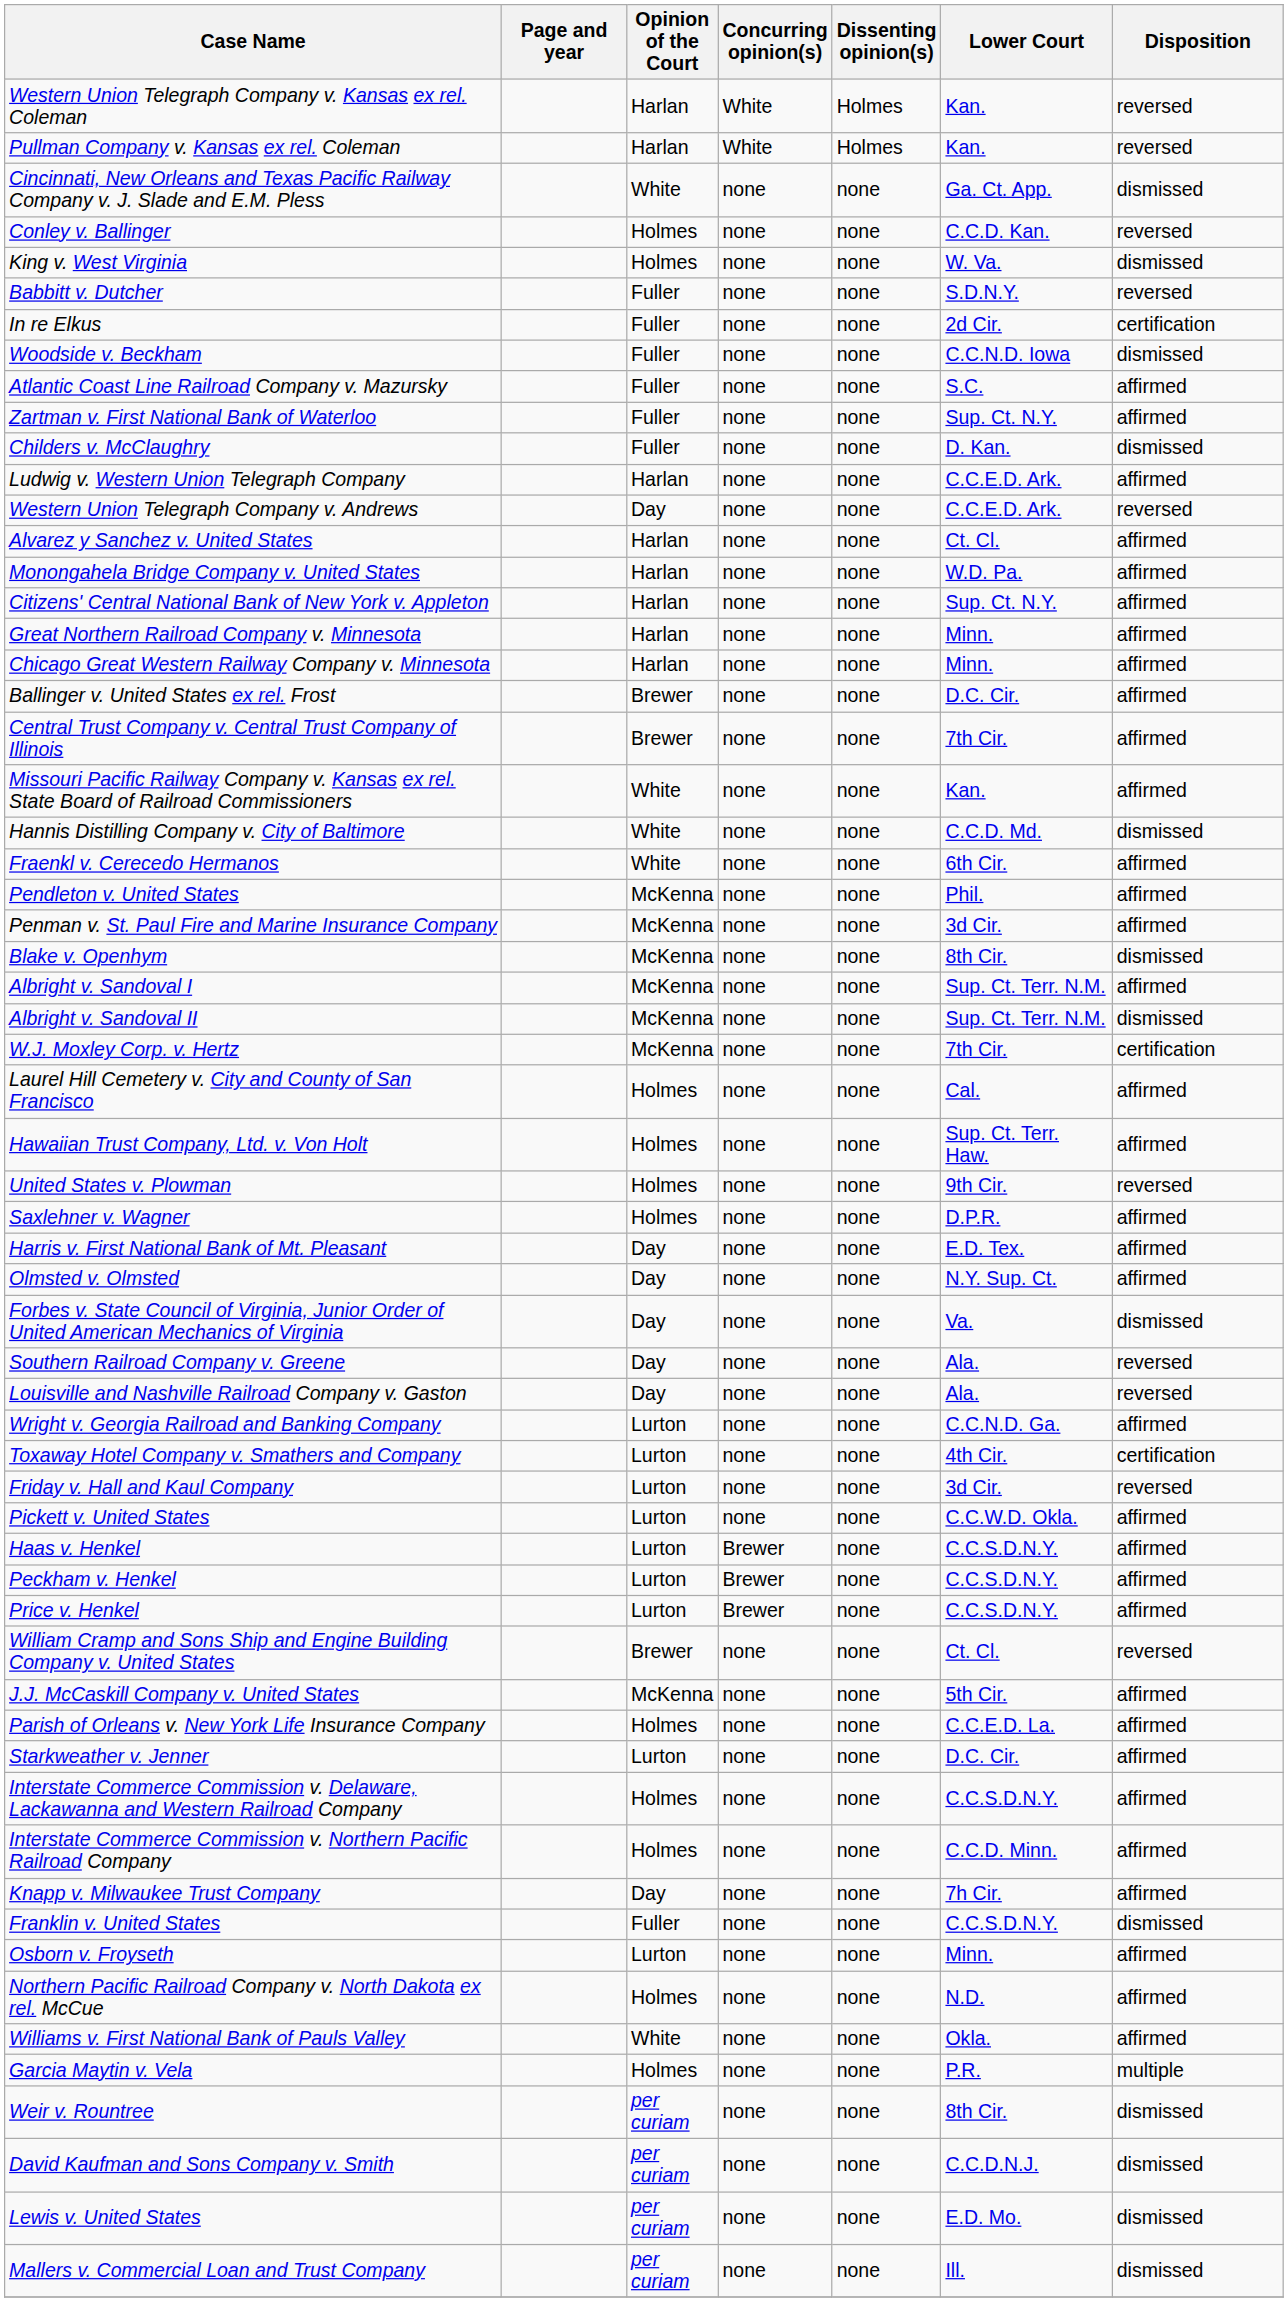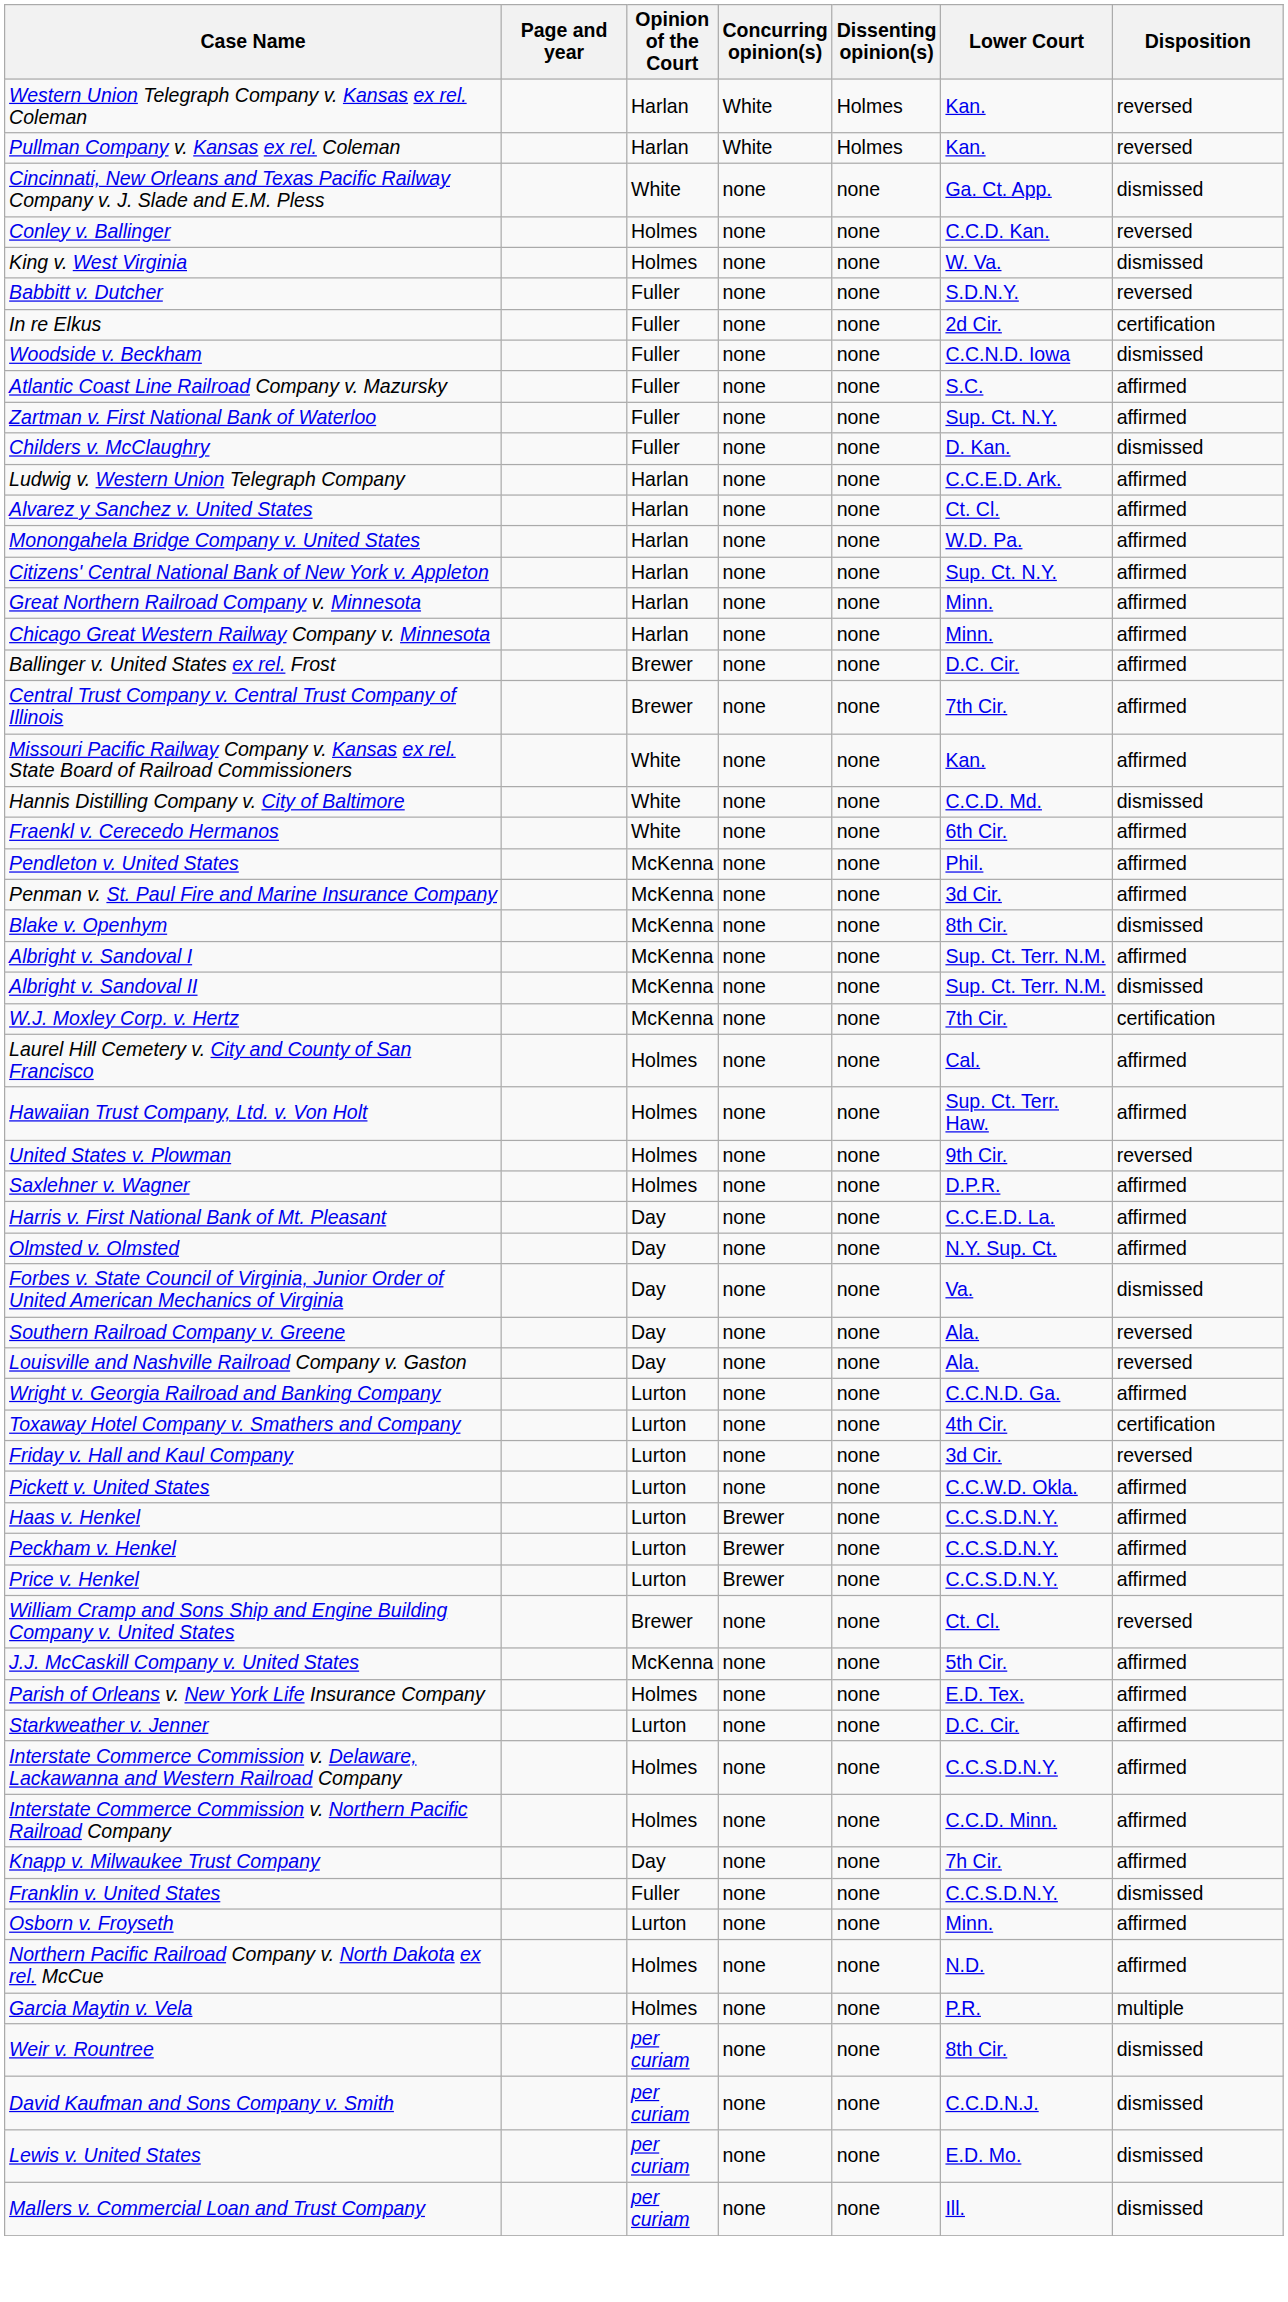- row: (214, 510)
(985, 1248) E.D. Tex. -> (1000, 1217) C.C.E.D. La.
(1000, 1725) C.C.E.D. La. -> (985, 1694) E.D. Tex.
- row: (207, 2039)
